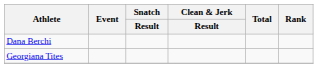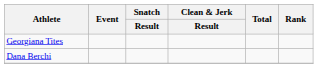rows swapped: (29, 41) <-> (35, 56)
